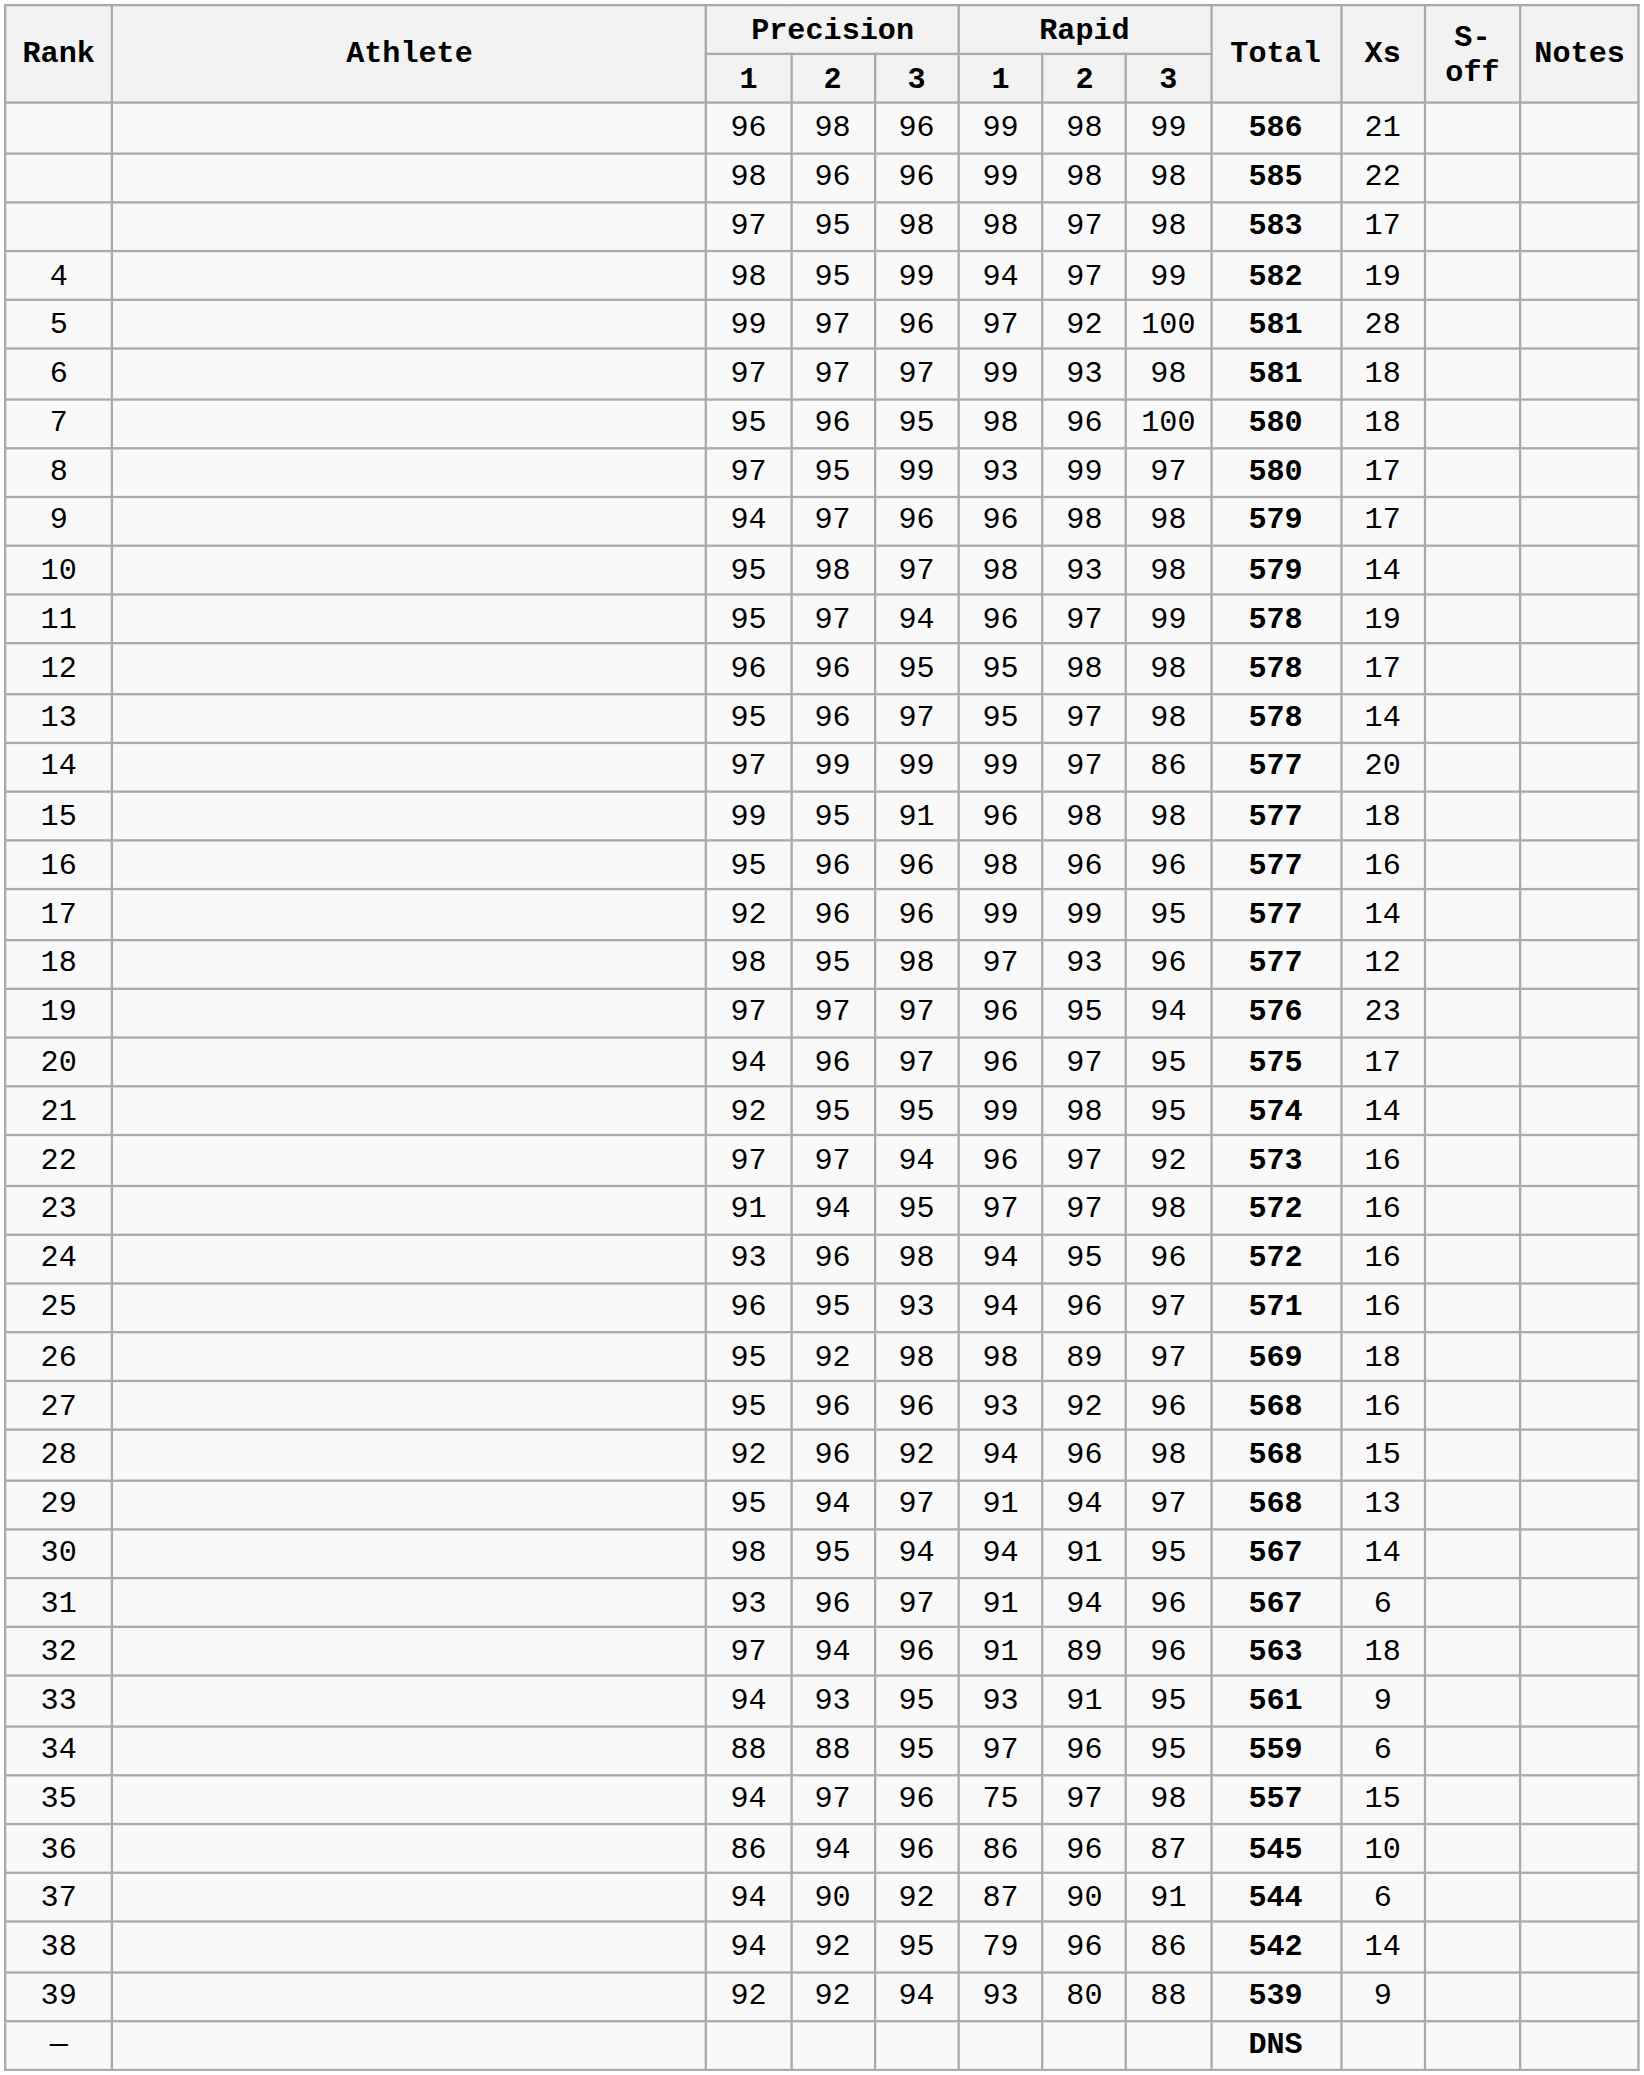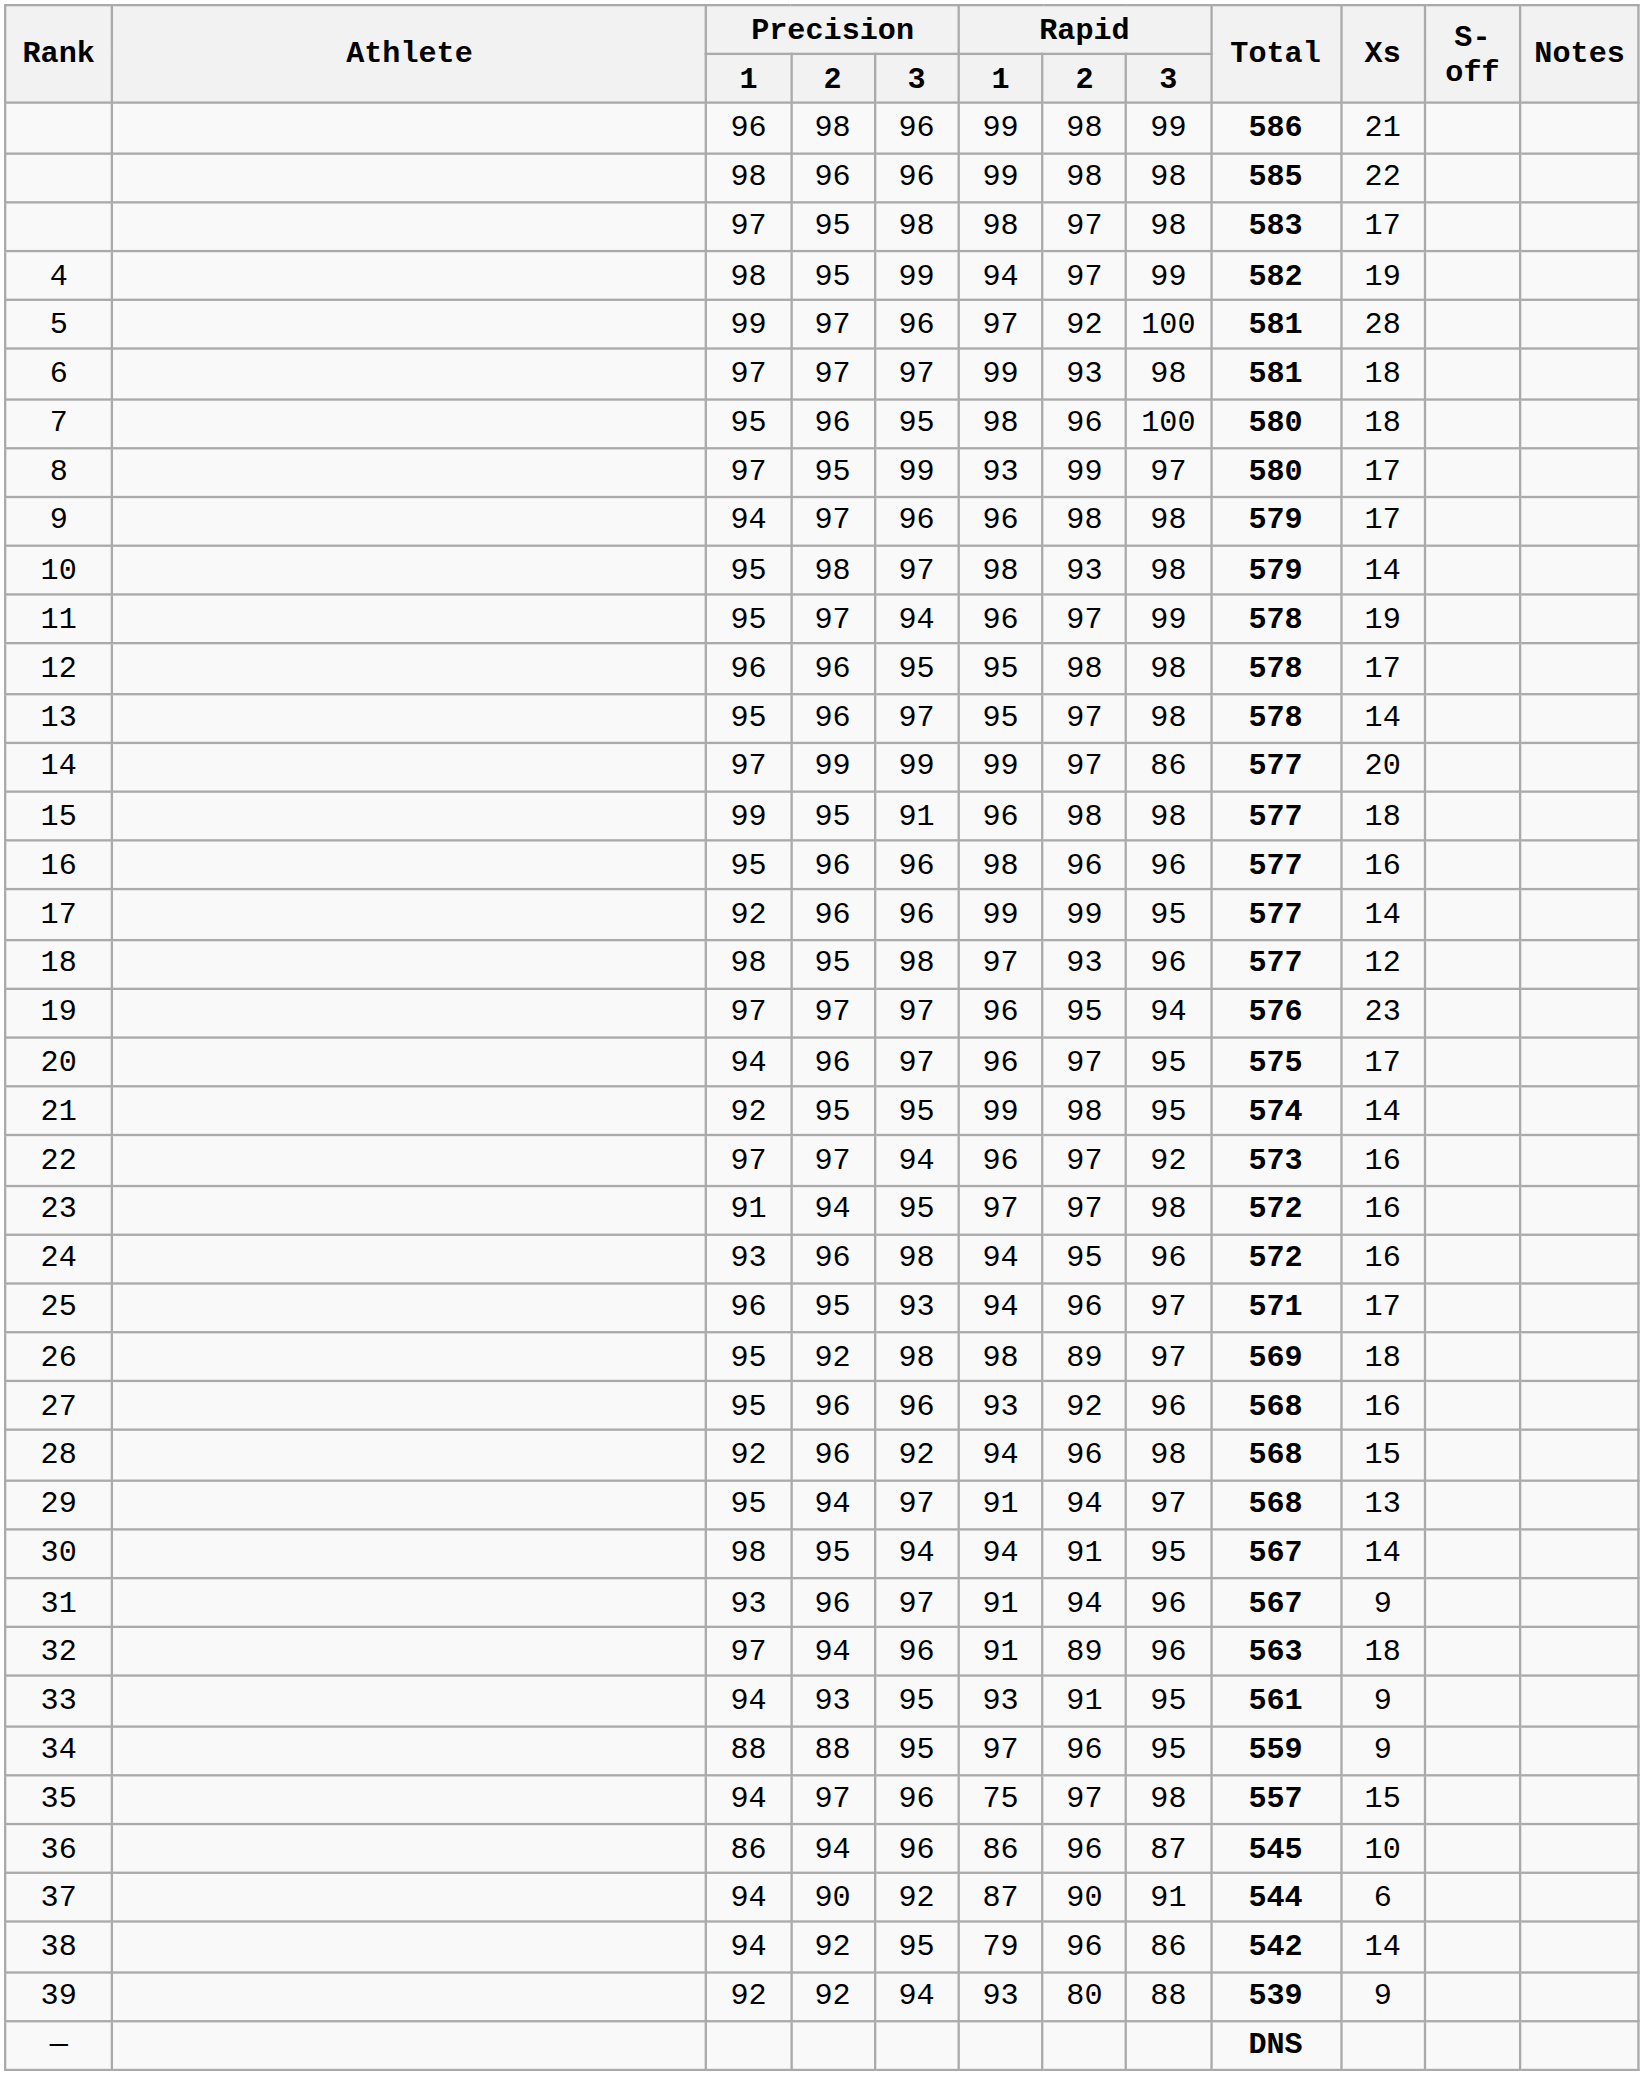(1383, 1308) 16 -> (1383, 1308) 17
(1383, 1603) 6 -> (1383, 1603) 9
(1383, 1750) 6 -> (1383, 1750) 9
